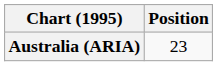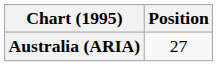(179, 46) 23 -> (179, 46) 27
